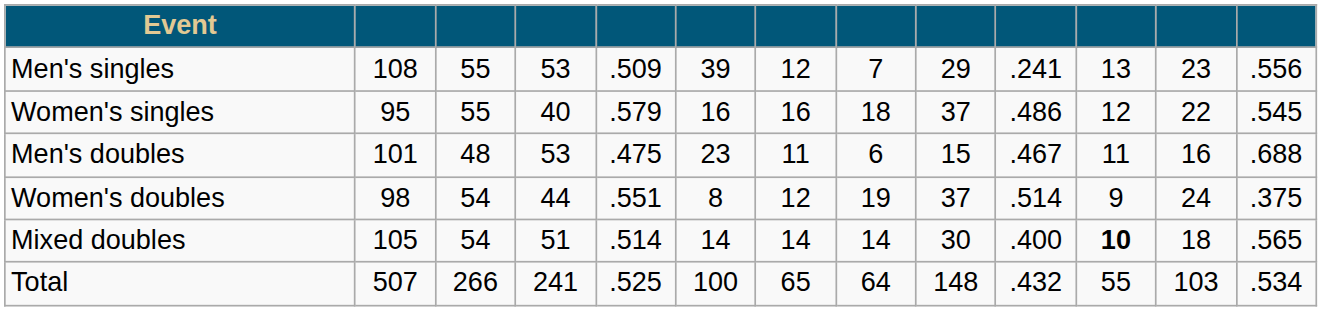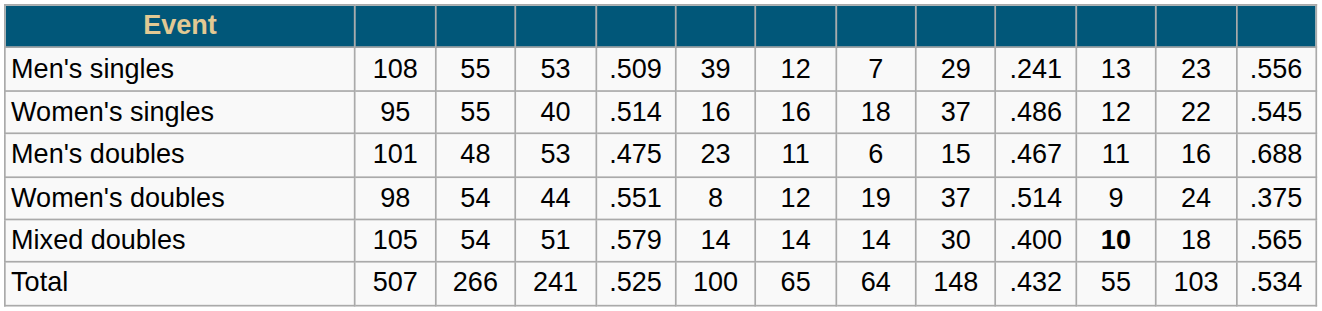(636, 111) .579 -> (636, 111) .514
(636, 240) .514 -> (636, 240) .579
